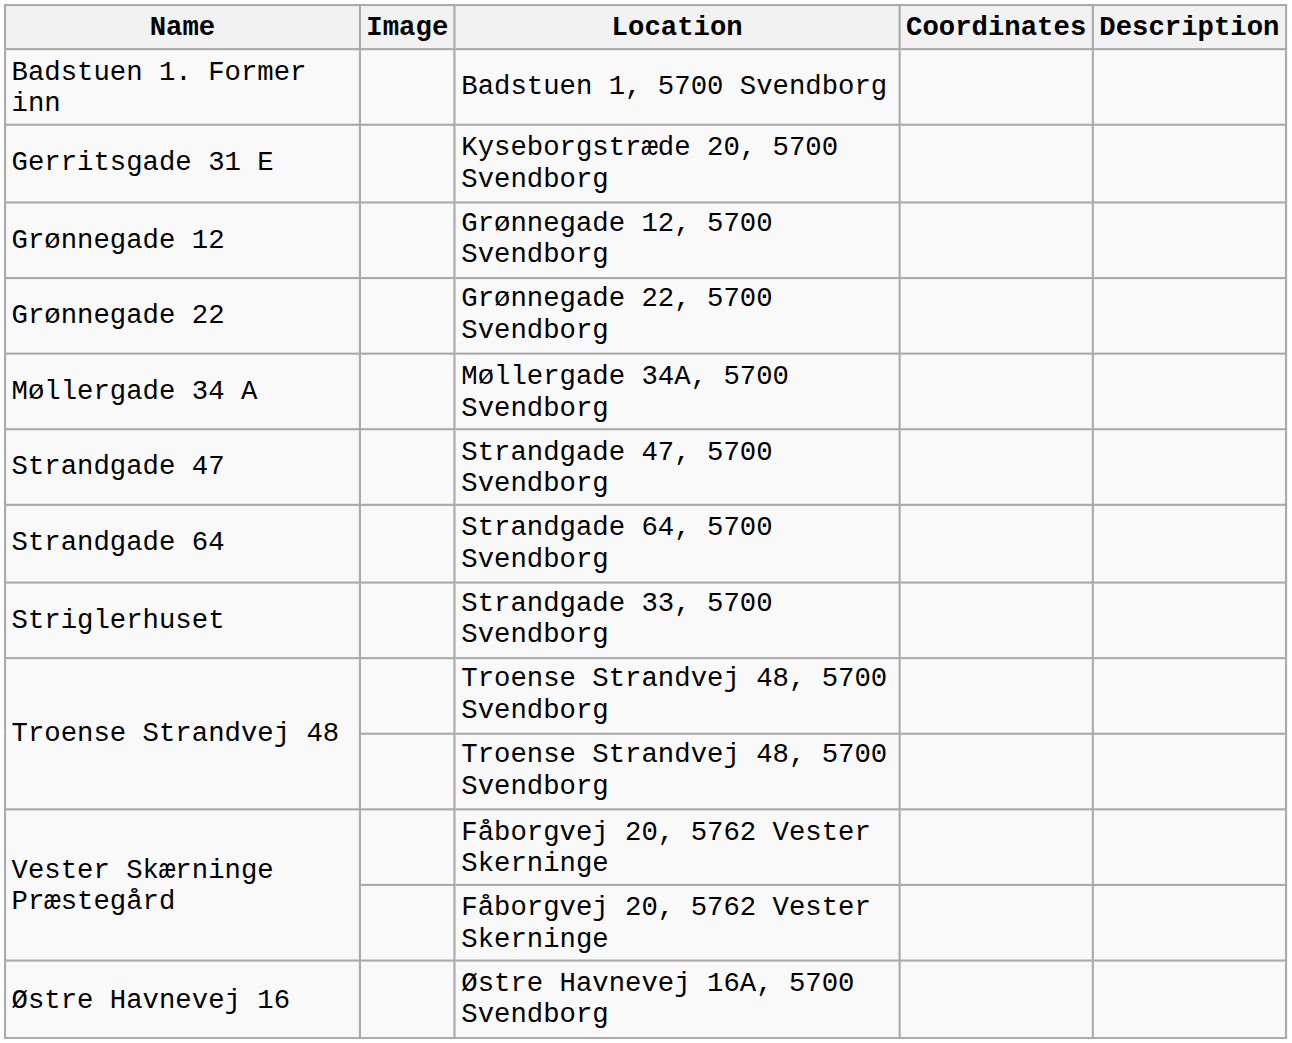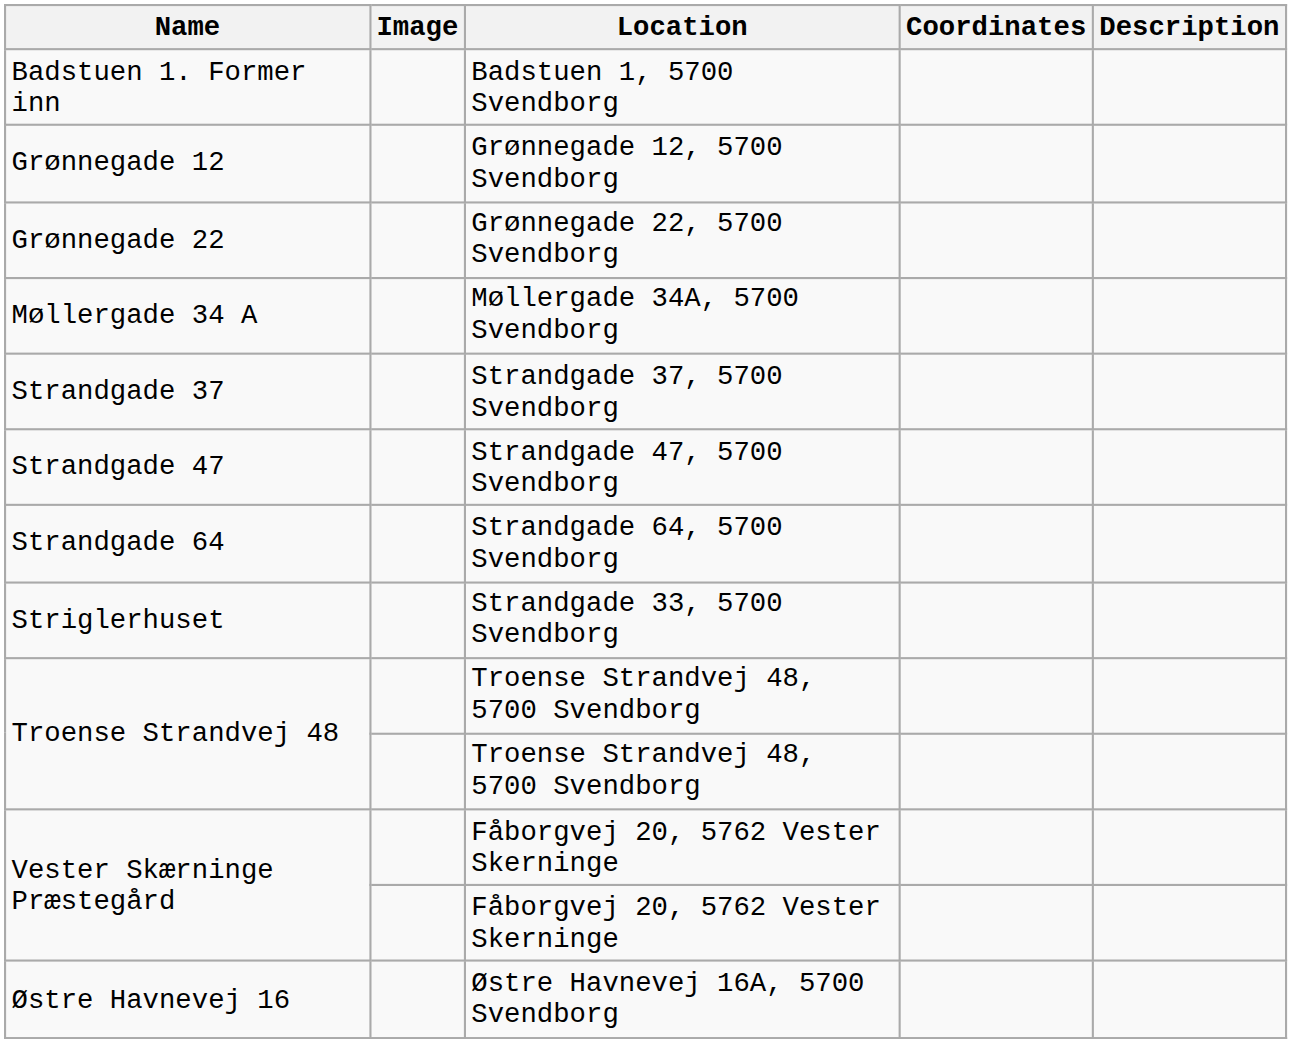- row: (143, 164)
+ row: (118, 392)
